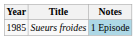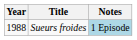(16, 27) 1985 -> (16, 27) 1988
